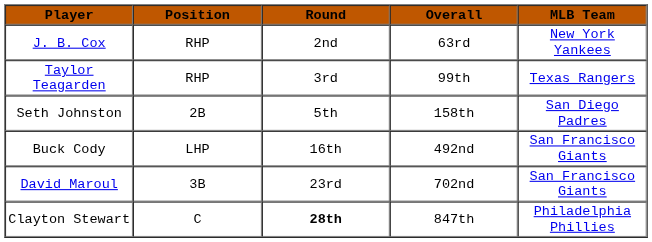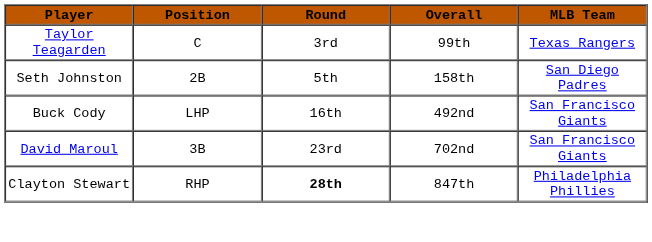- row: (69, 42)
(197, 78) RHP -> (197, 42) C
(197, 219) C -> (197, 184) RHP
